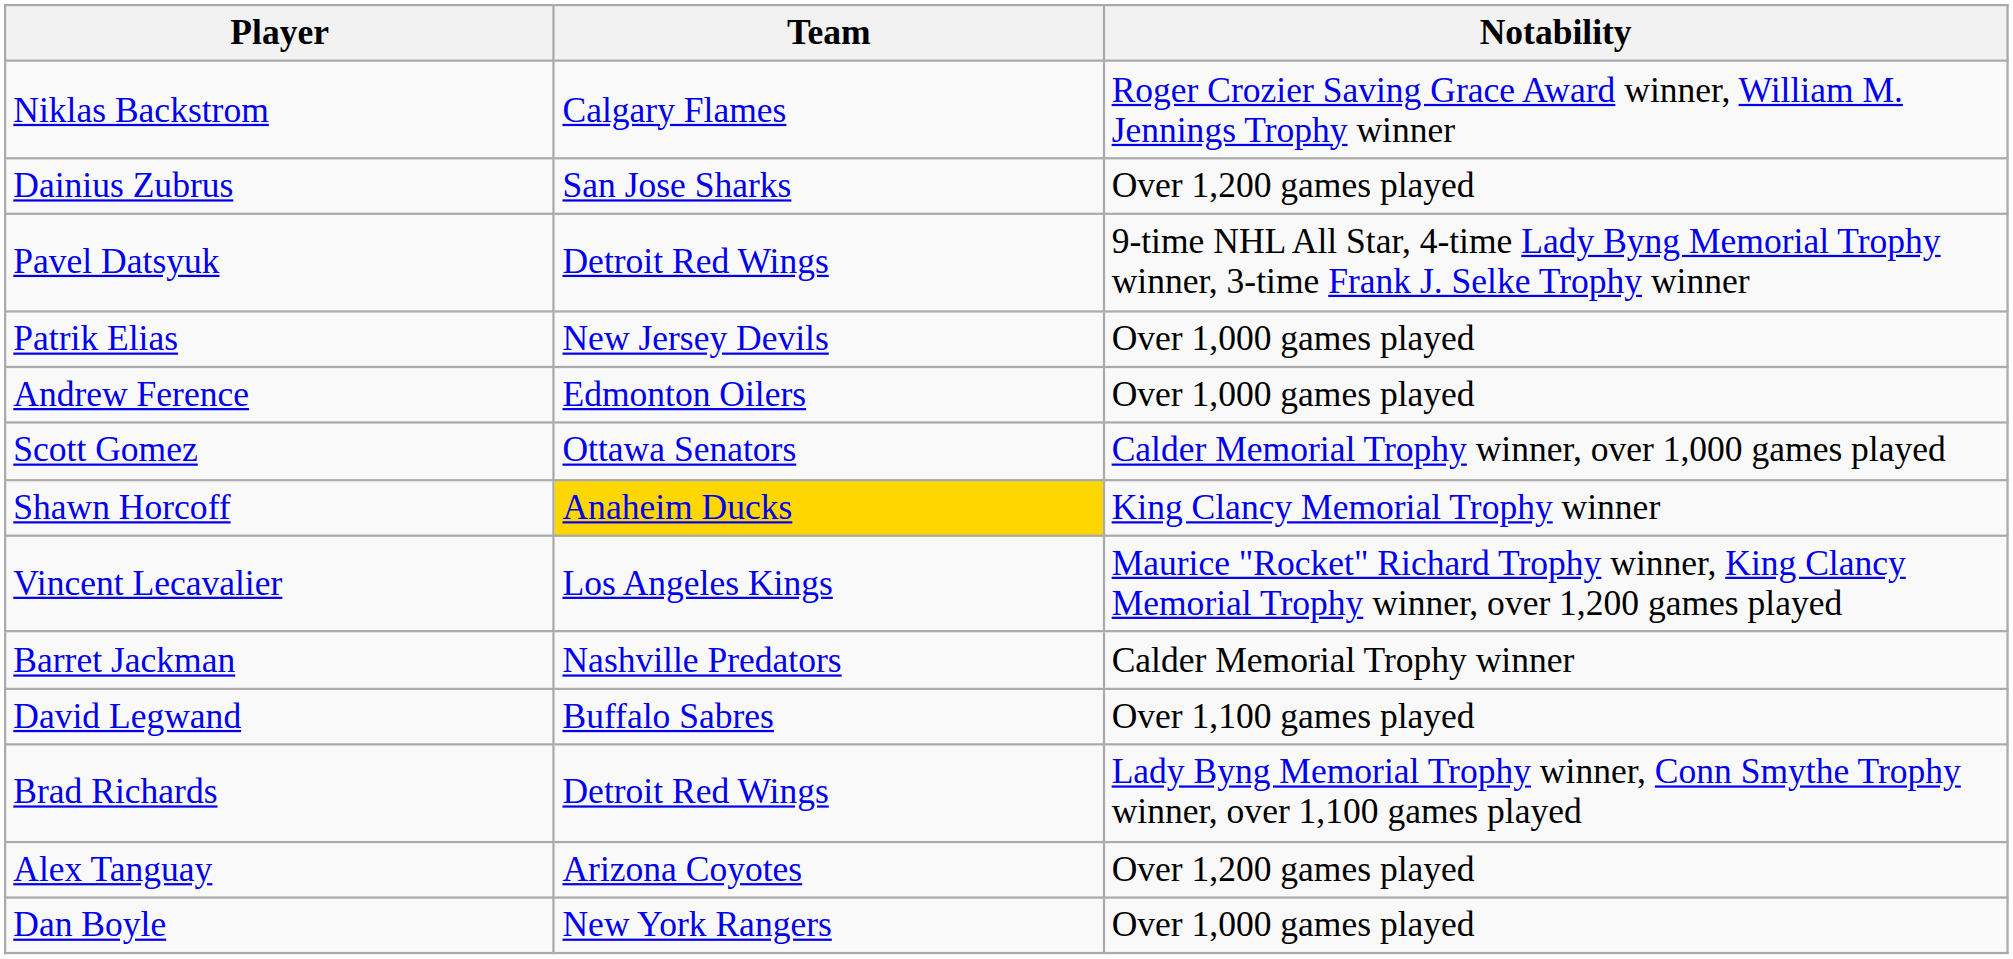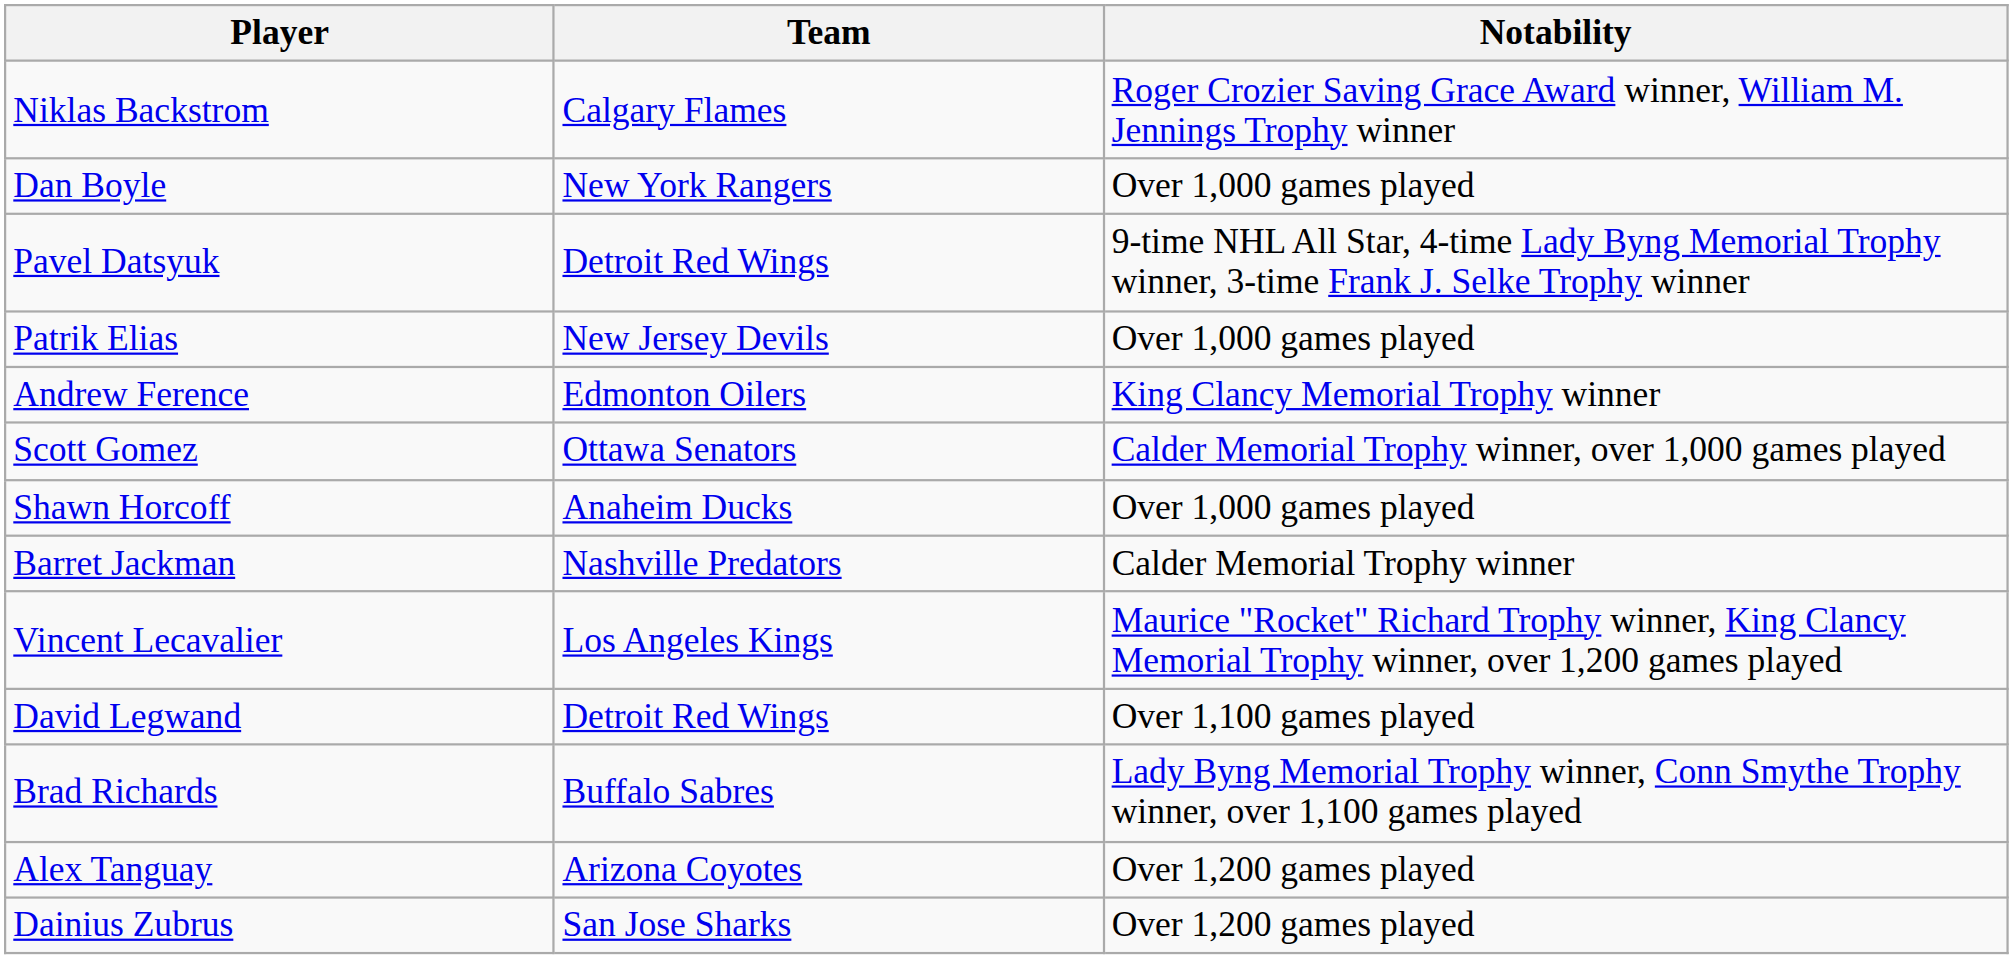rows swapped: (90, 924) <-> (123, 185)
(1293, 394) Over 1,000 games played -> (1386, 394) King Clancy Memorial Trophy winner
(677, 506) gold background -> (677, 506) no background
(1386, 506) King Clancy Memorial Trophy winner -> (1293, 506) Over 1,000 games played
rows swapped: (124, 659) <-> (148, 583)
(668, 715) Buffalo Sabres -> (696, 715) Detroit Red Wings
(696, 792) Detroit Red Wings -> (668, 792) Buffalo Sabres
